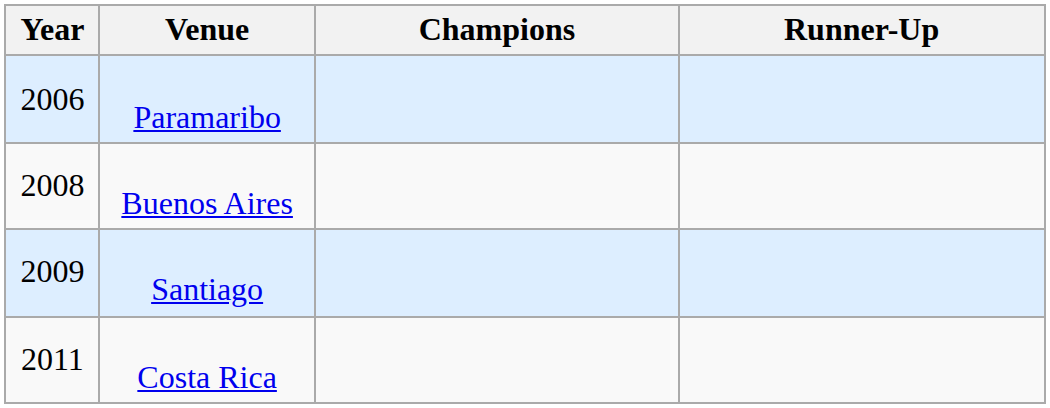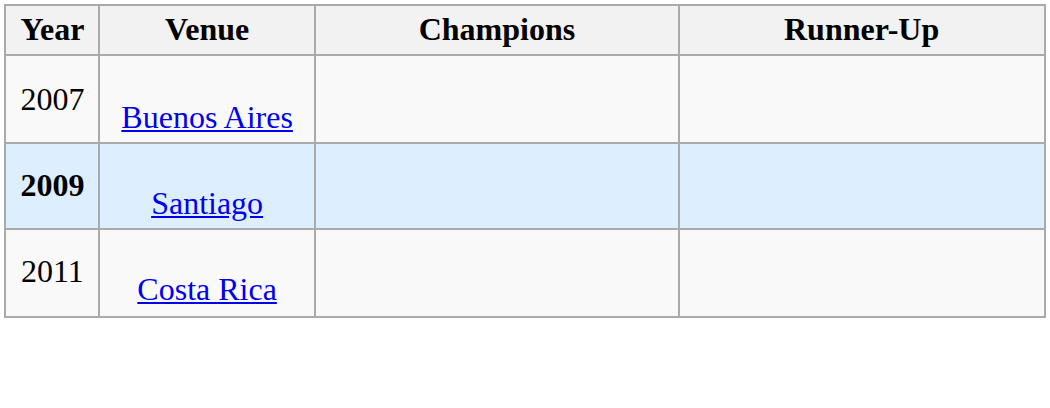- row: (207, 116)
(52, 185) 2008 -> (52, 98) 2007
(52, 272) normal -> (52, 185) bold
